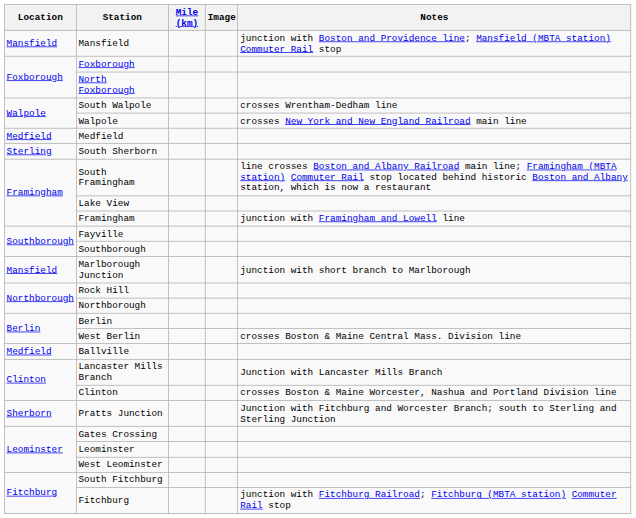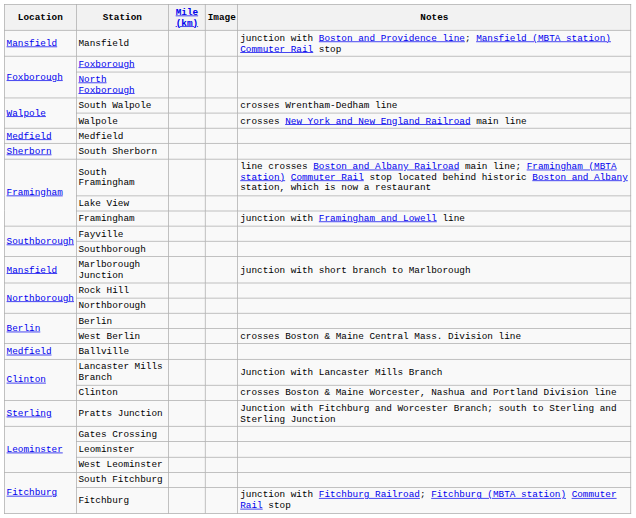(29, 151) Sterling -> (29, 151) Sherborn
(29, 413) Sherborn -> (29, 413) Sterling
